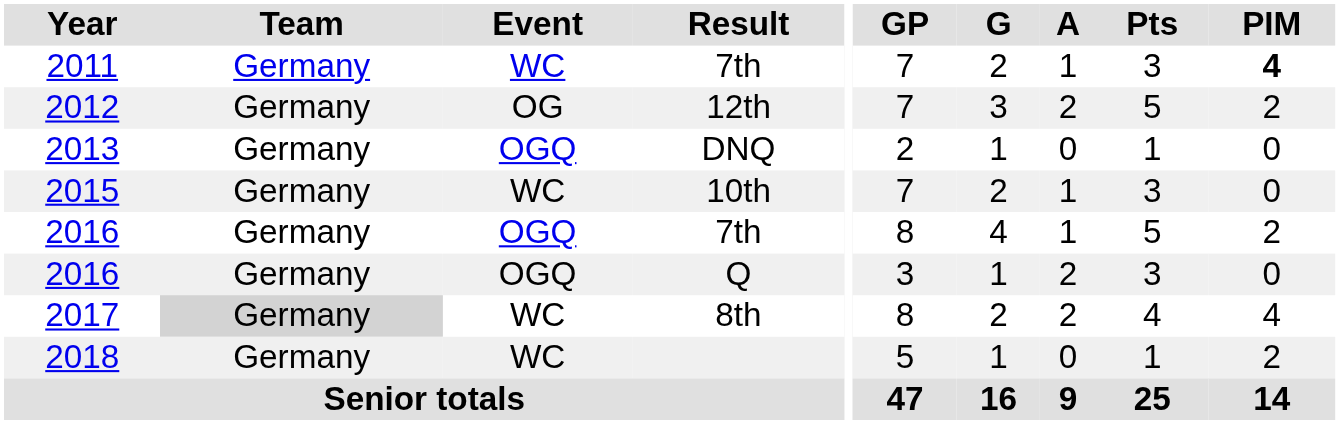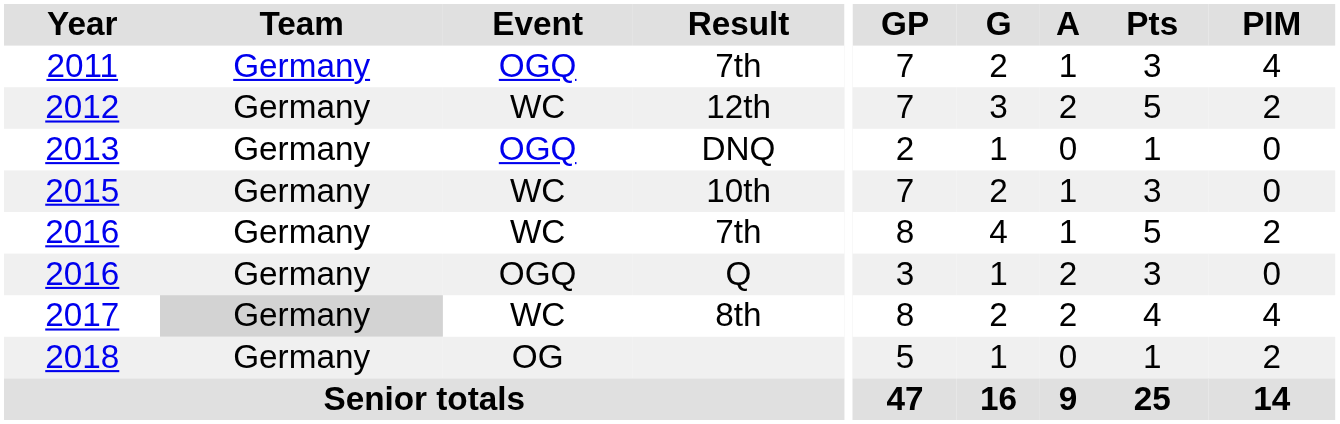(538, 65) WC -> (538, 65) OGQ
(1272, 65) bold -> (1272, 65) normal
(538, 107) OG -> (538, 107) WC
(538, 232) OGQ -> (538, 232) WC
(538, 357) WC -> (538, 357) OG
